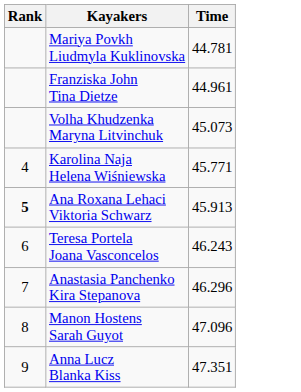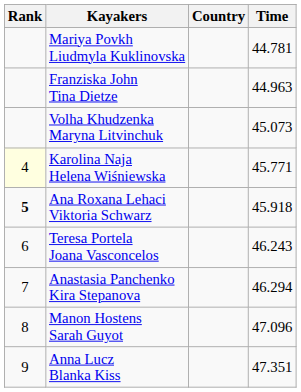+ column: (219, 16)
(212, 87) 44.961 -> (272, 87) 44.963
(25, 167) no background -> (25, 167) lightyellow background
(212, 207) 45.913 -> (272, 207) 45.918
(212, 287) 46.296 -> (272, 287) 46.294
